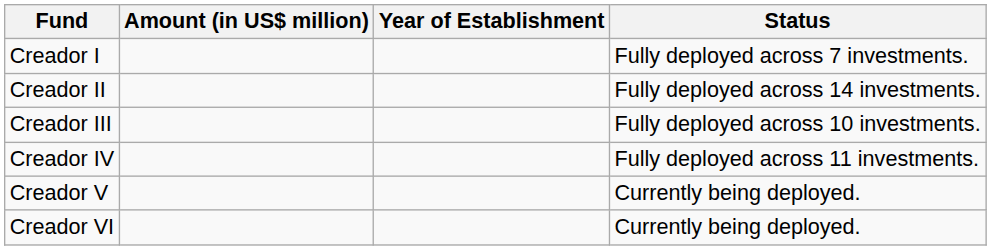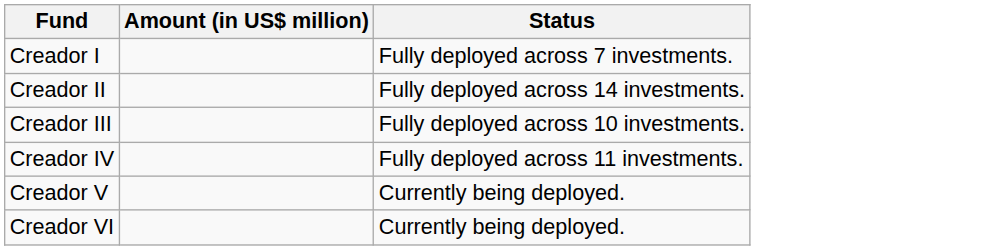- column: (492, 21)
